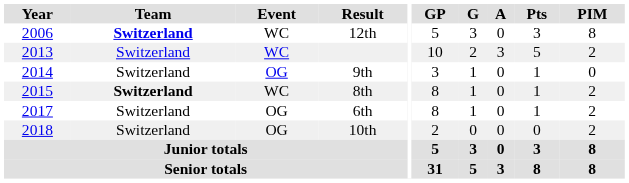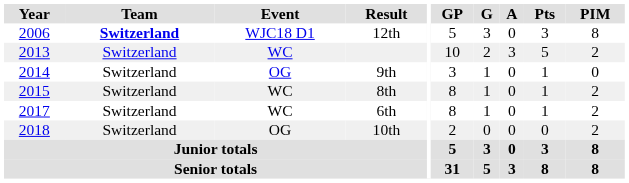(277, 33) WC -> (280, 33) WJC18 D1
(153, 91) bold -> (140, 91) normal
(277, 110) OG -> (280, 110) WC
